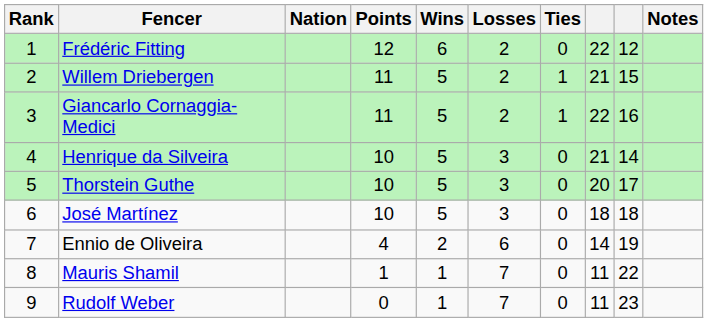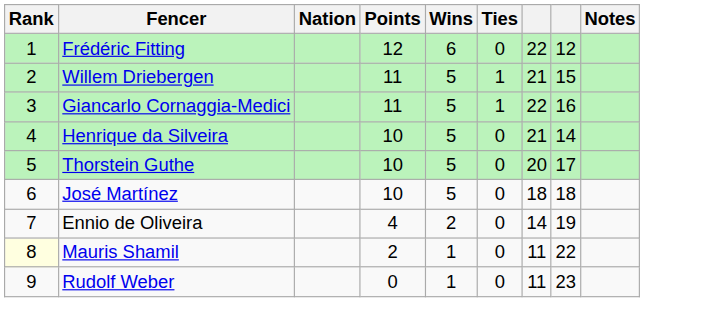- column: (504, 19)
(31, 273) no background -> (31, 252) lightyellow background
(384, 273) 1 -> (393, 252) 2
